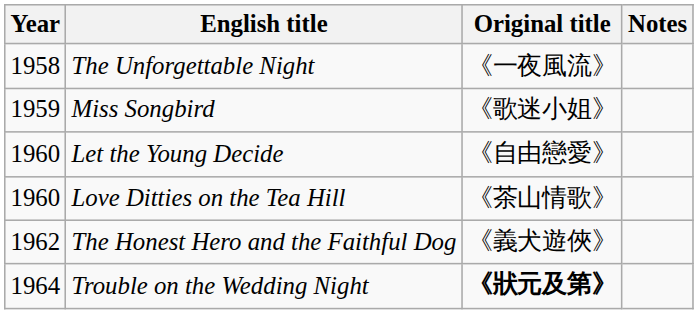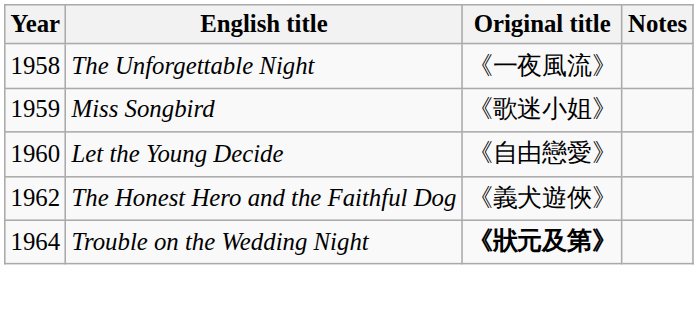- row: (208, 197)
